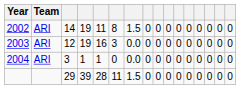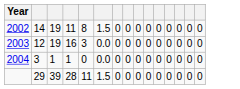- column: (47, 12)
